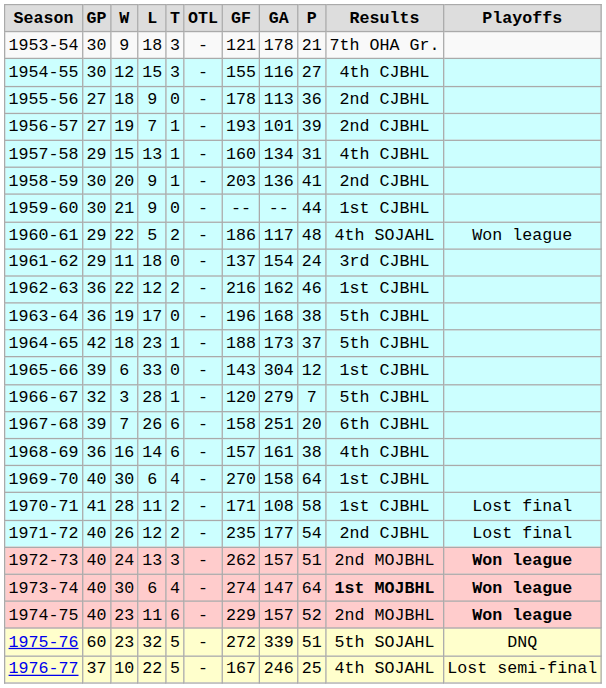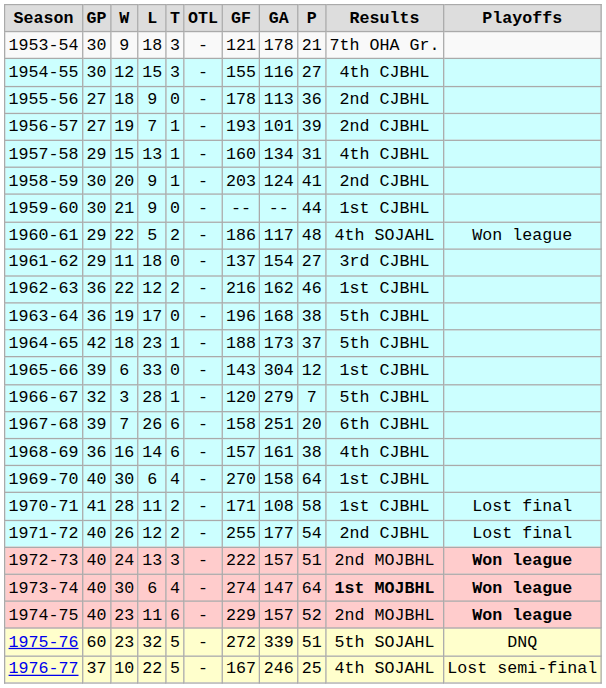(279, 181) 136 -> (279, 181) 124
(312, 262) 24 -> (312, 262) 27
(241, 533) 235 -> (241, 533) 255
(241, 561) 262 -> (241, 561) 222
